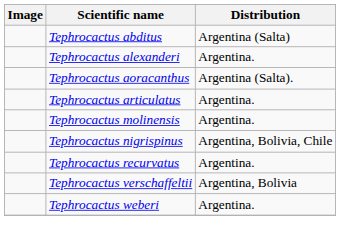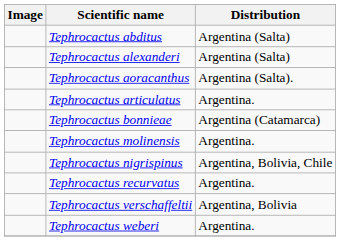(226, 57) Argentina. -> (244, 57) Argentina (Salta)
+ row: (110, 120)
